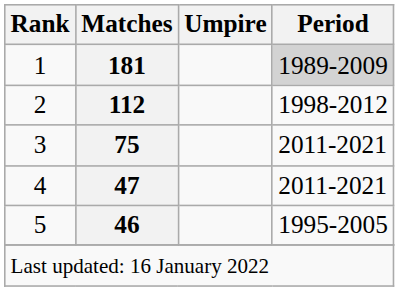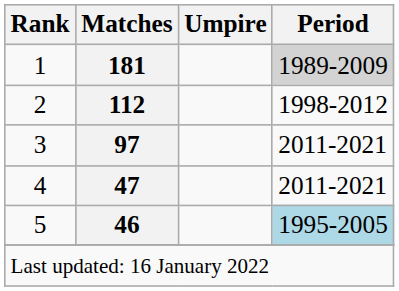(127, 144) 75 -> (127, 144) 97
(333, 225) no background -> (333, 225) lightblue background
